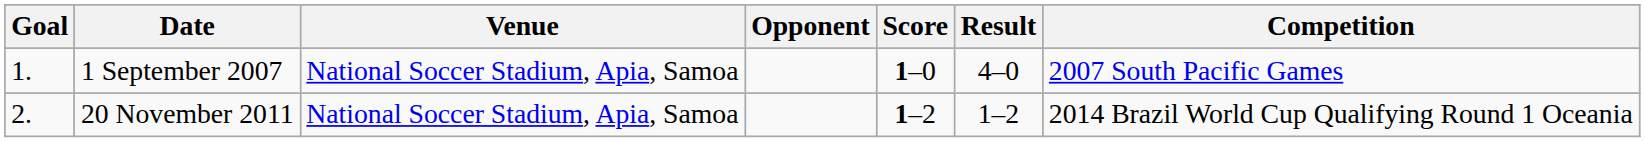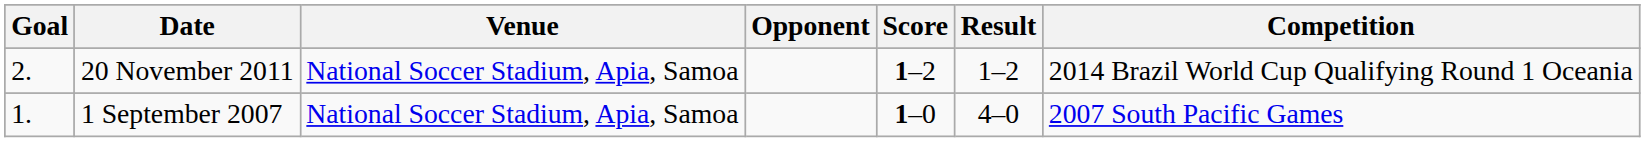rows swapped: (182, 70) <-> (187, 114)
